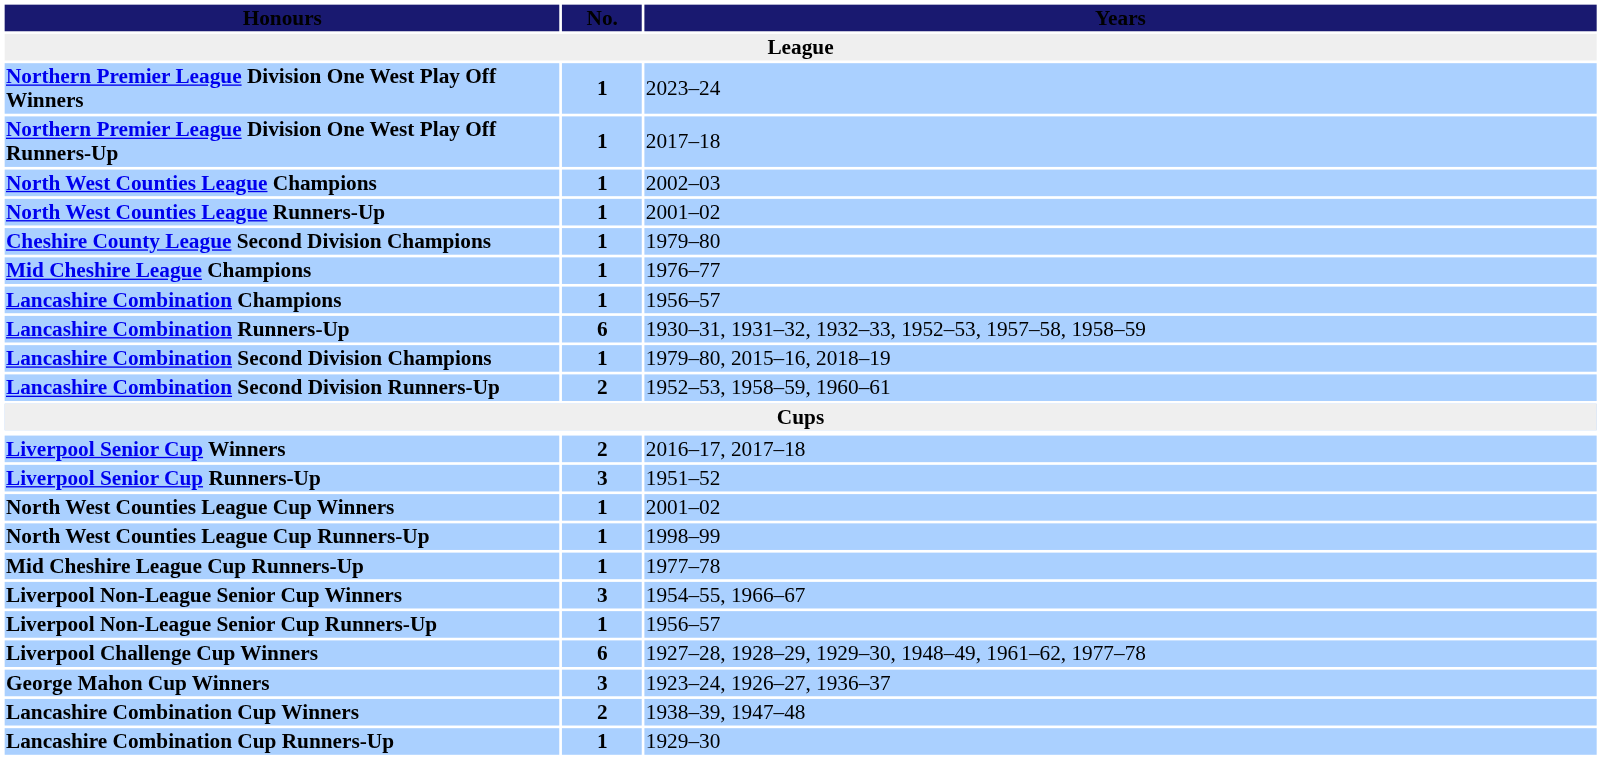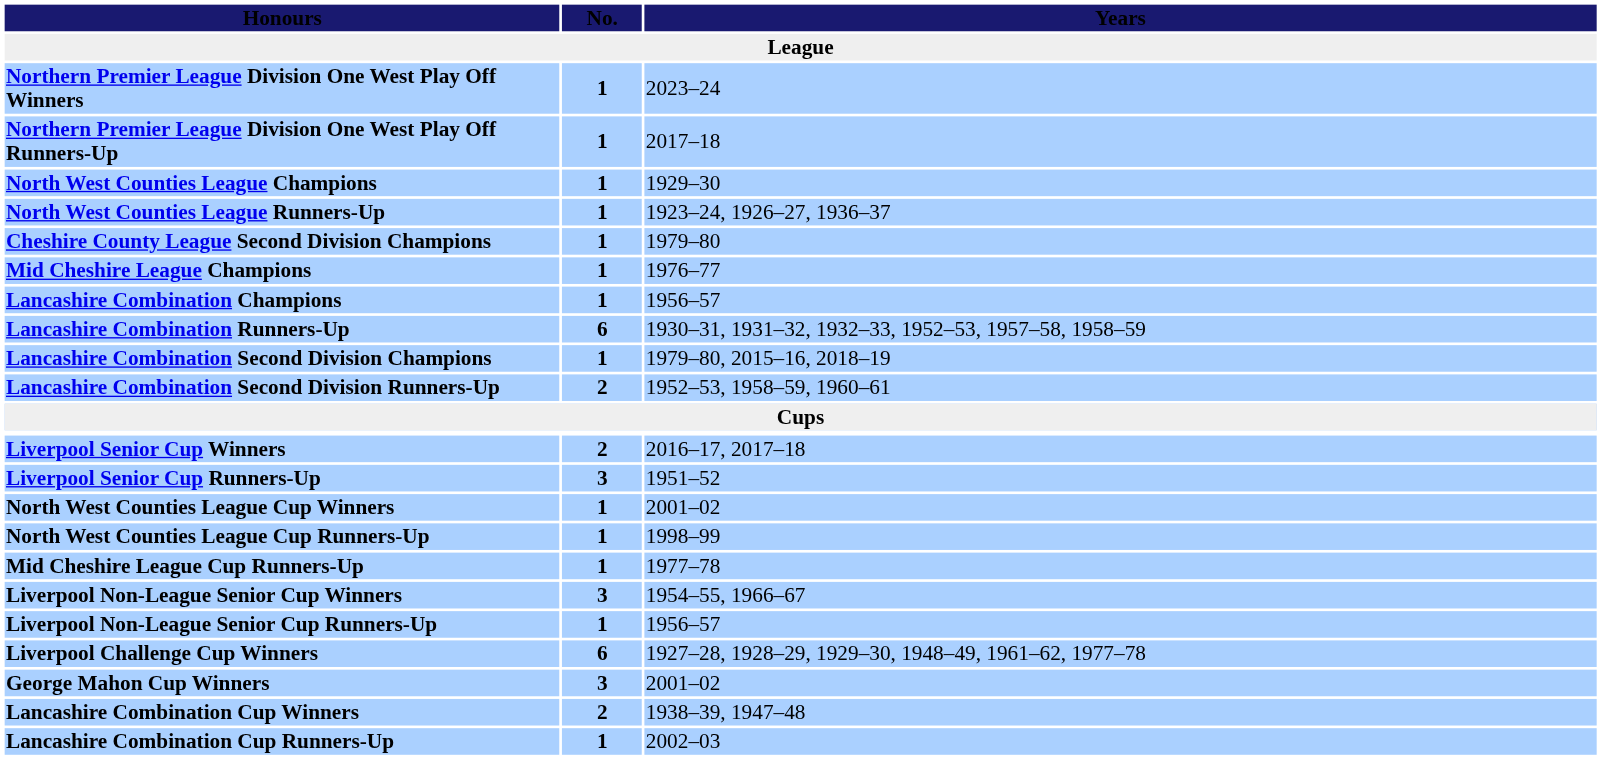(683, 182) 2002–03 -> (683, 182) 1929–30
(683, 211) 2001–02 -> (768, 211) 1923–24, 1926–27, 1936–37
(768, 682) 1923–24, 1926–27, 1936–37 -> (683, 682) 2001–02
(683, 741) 1929–30 -> (683, 741) 2002–03
